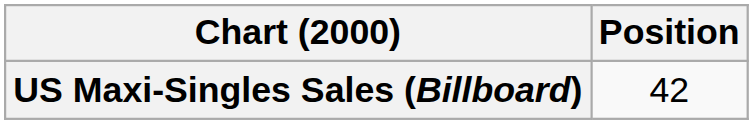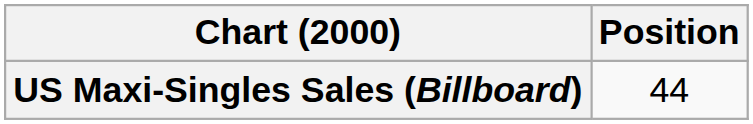(669, 89) 42 -> (669, 89) 44
